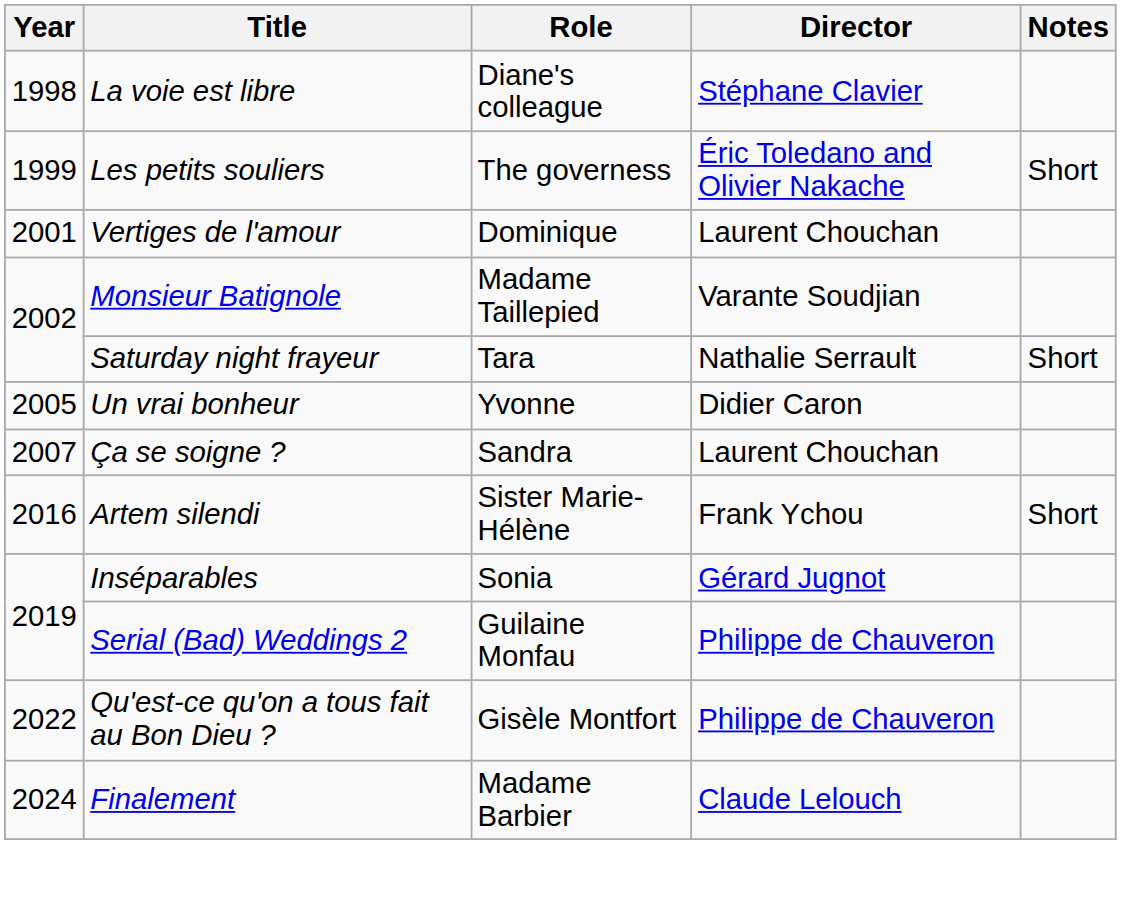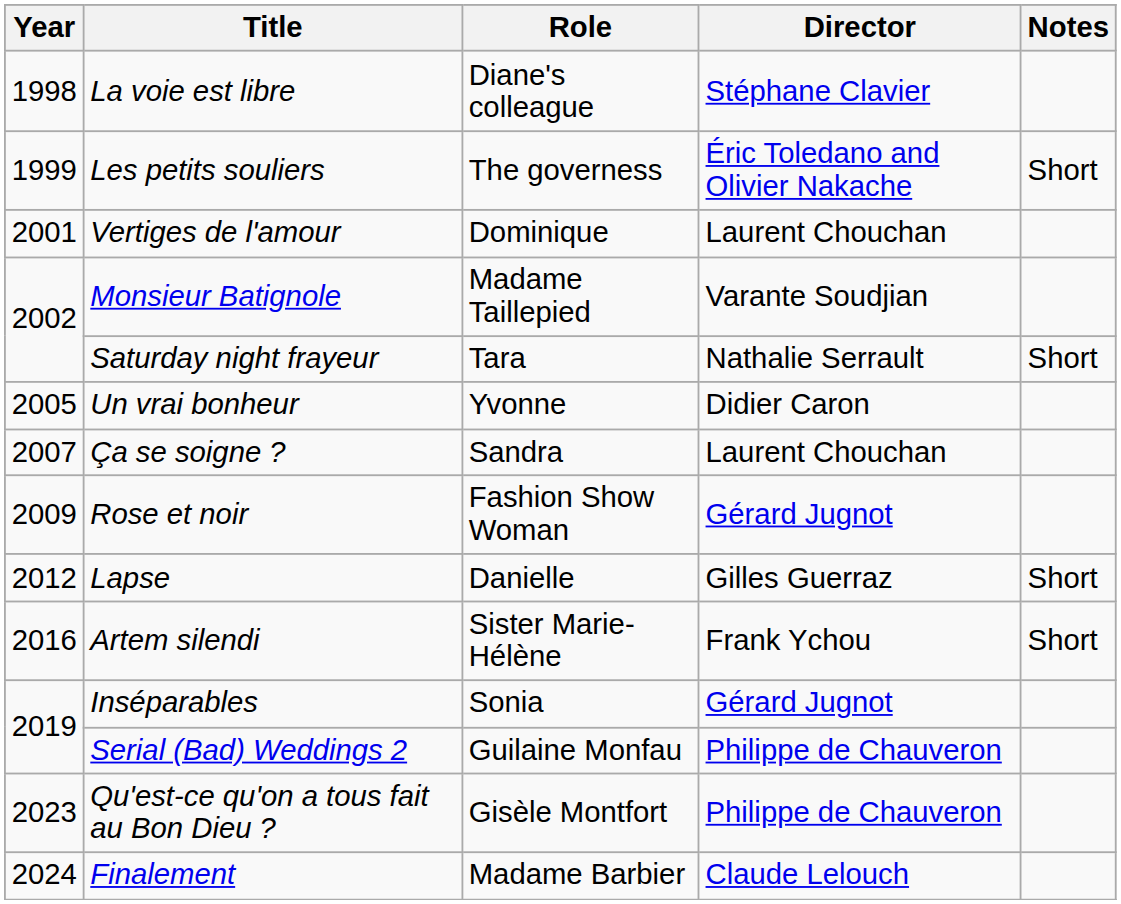+ row: (169, 514)
+ row: (130, 577)
(44, 719) 2022 -> (44, 812) 2023
